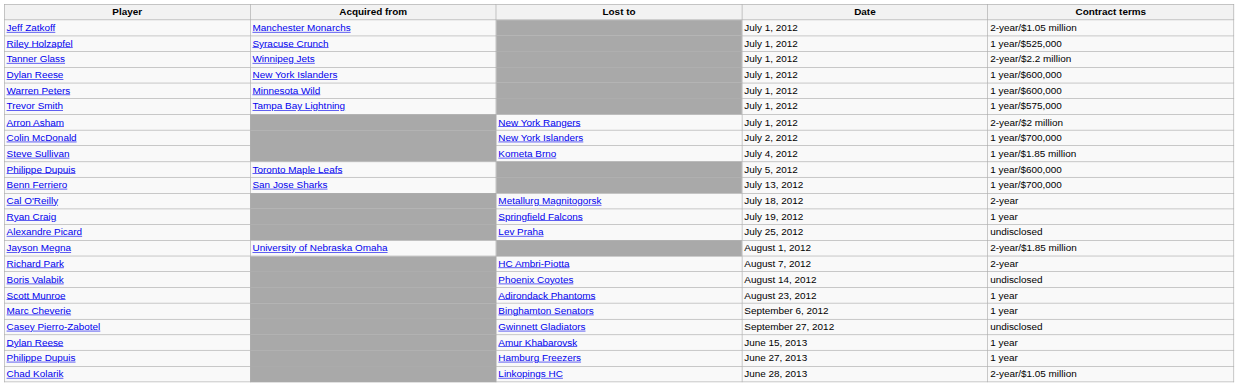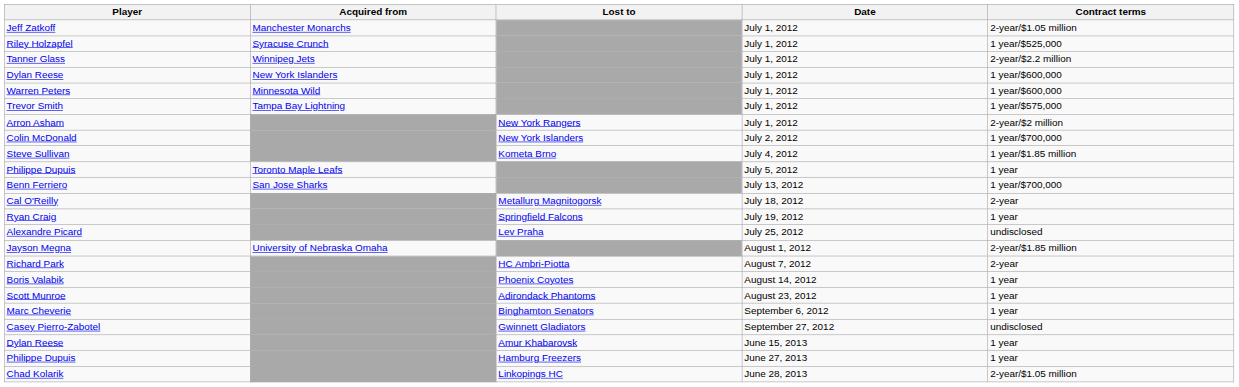(1026, 169) 1 year/$600,000 -> (1004, 169) 1 year
(1016, 279) undisclosed -> (1004, 279) 1 year
